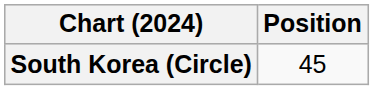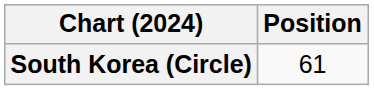(313, 63) 45 -> (313, 63) 61
